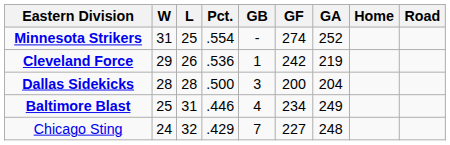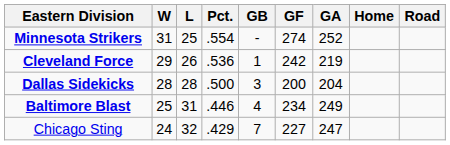(331, 129) 248 -> (331, 129) 247
